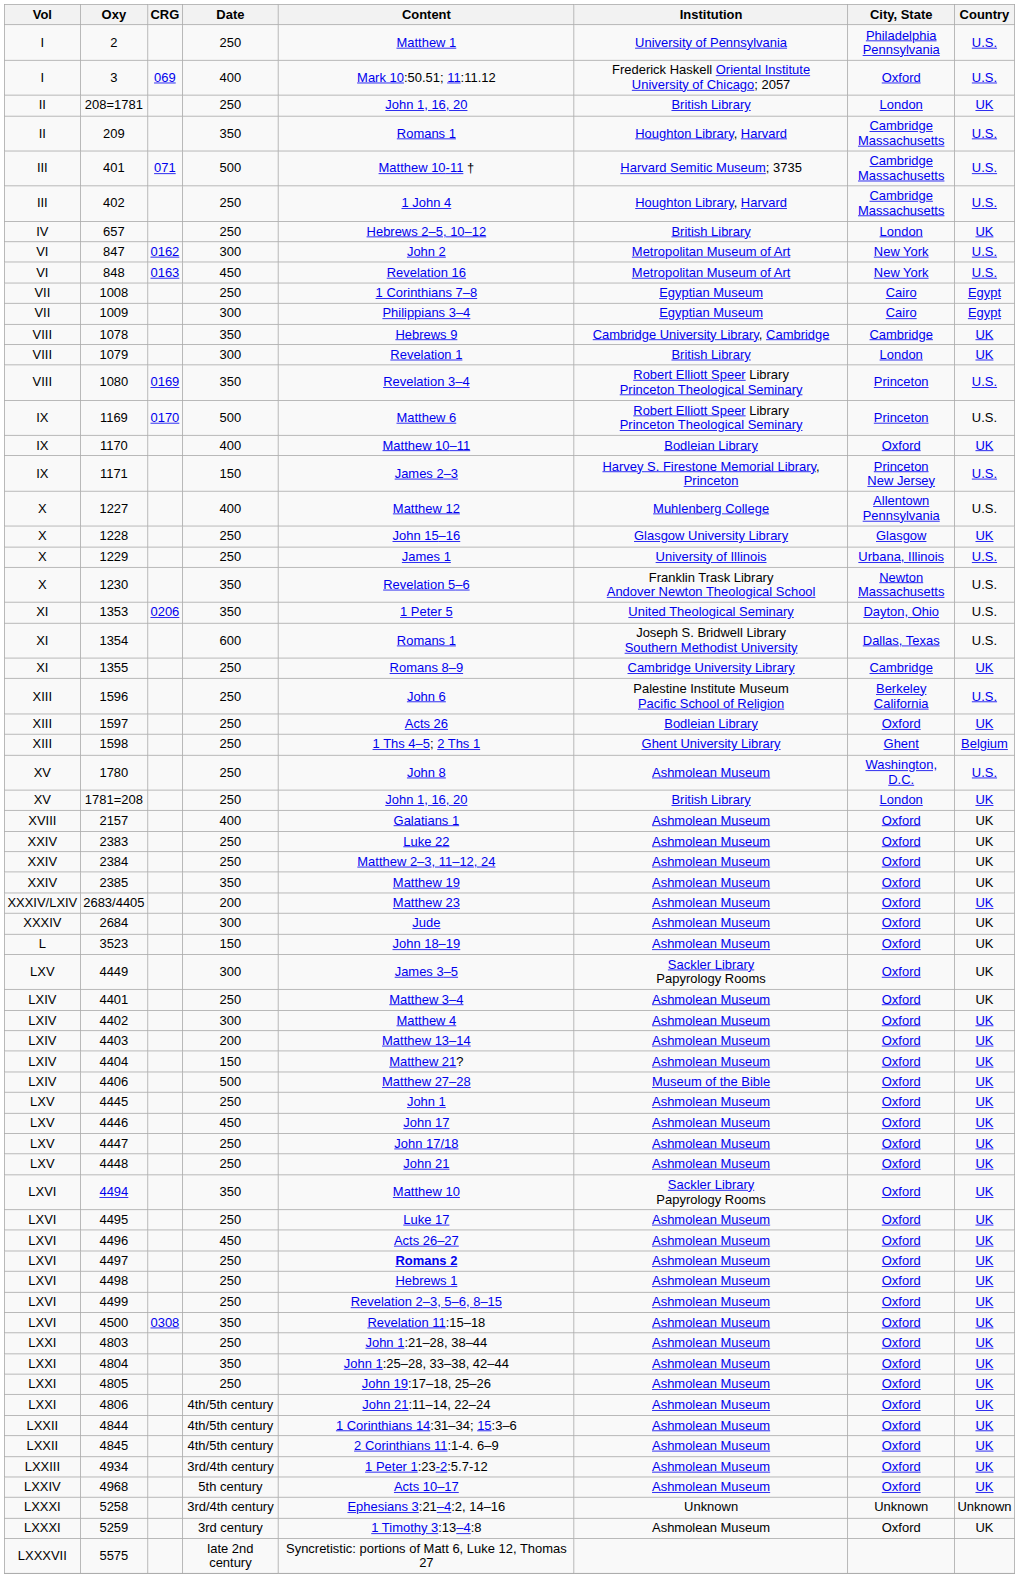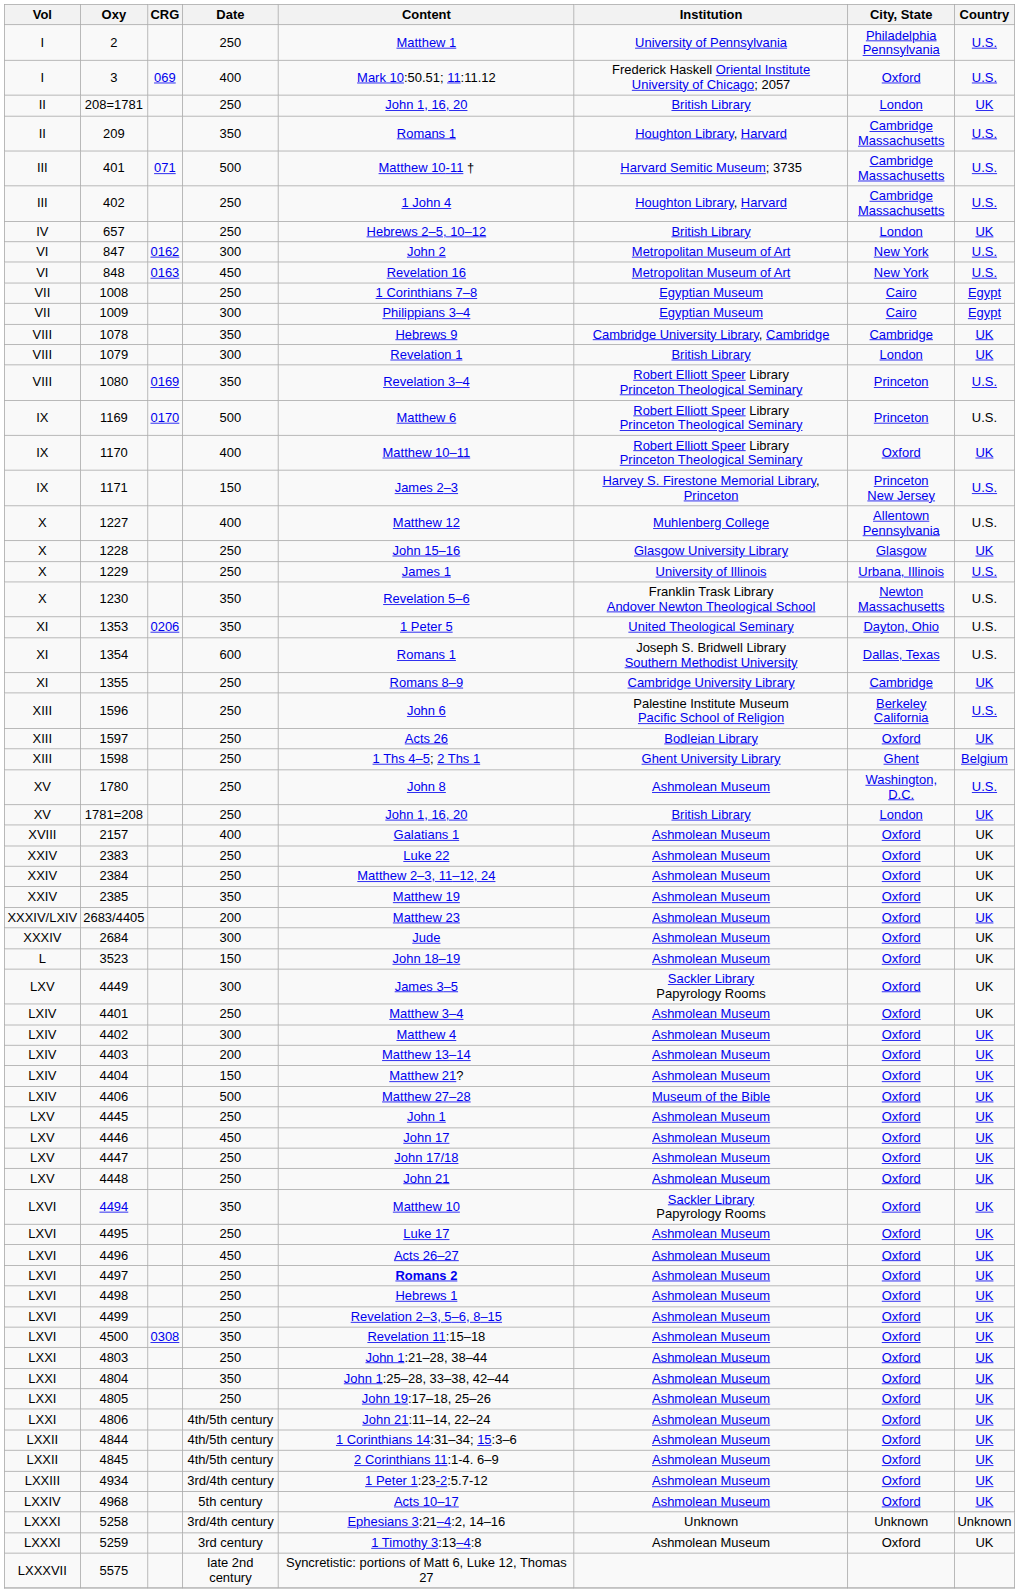(711, 445) Bodleian Library -> (711, 452) Robert Elliott Speer Library Princeton Theological Seminary
